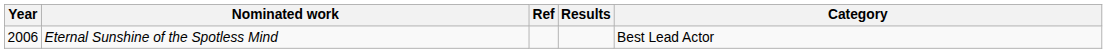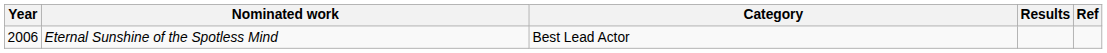columns swapped: (858, 15) <-> (544, 15)
